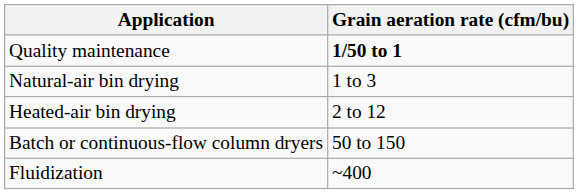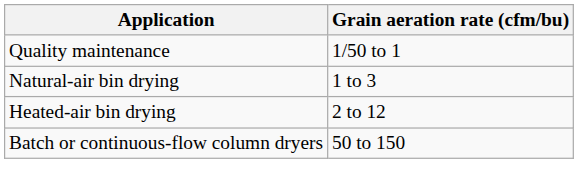(367, 50) bold -> (366, 50) normal
- row: (56, 173)
